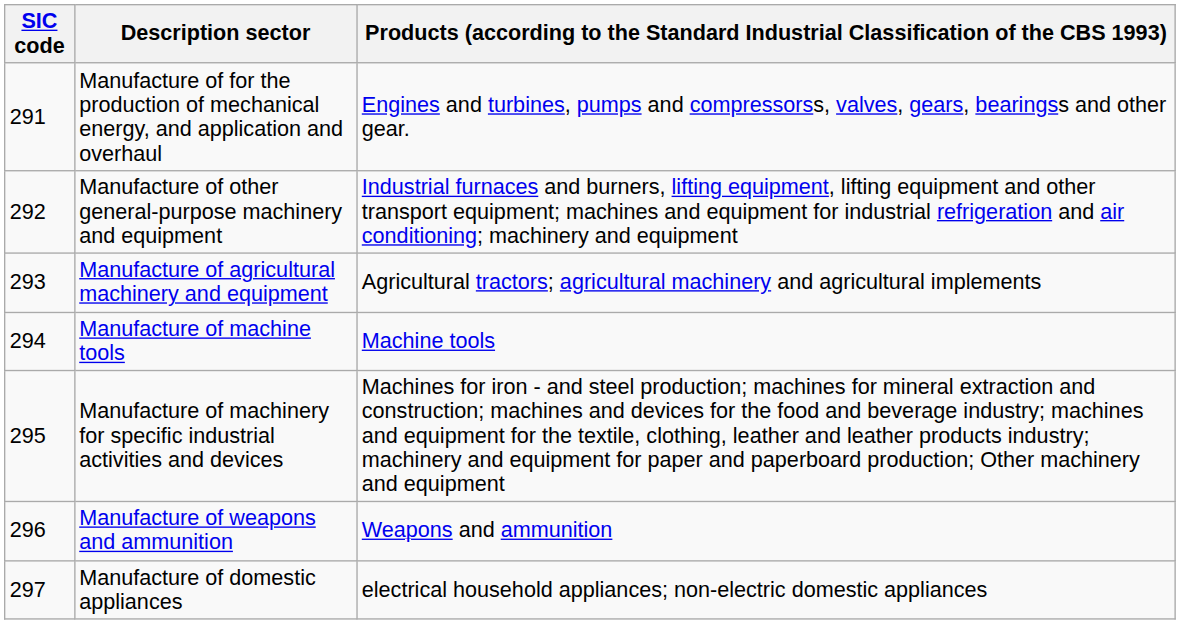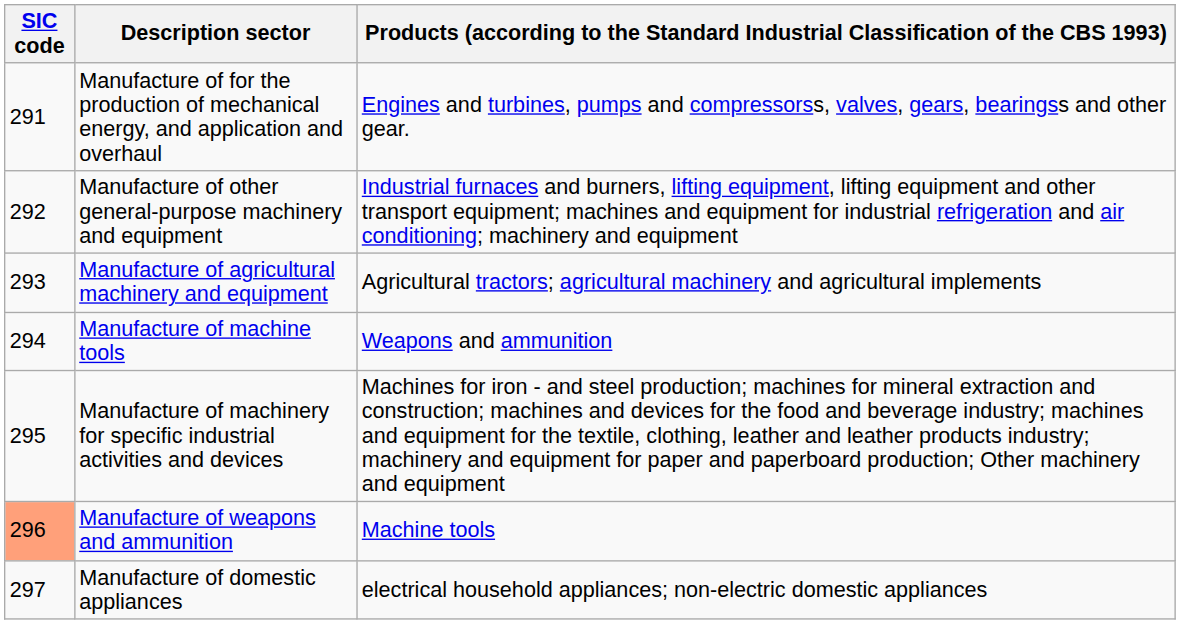(428, 340) Machine tools -> (487, 340) Weapons and ammunition
(28, 530) no background -> (28, 530) lightsalmon background
(487, 530) Weapons and ammunition -> (428, 530) Machine tools
